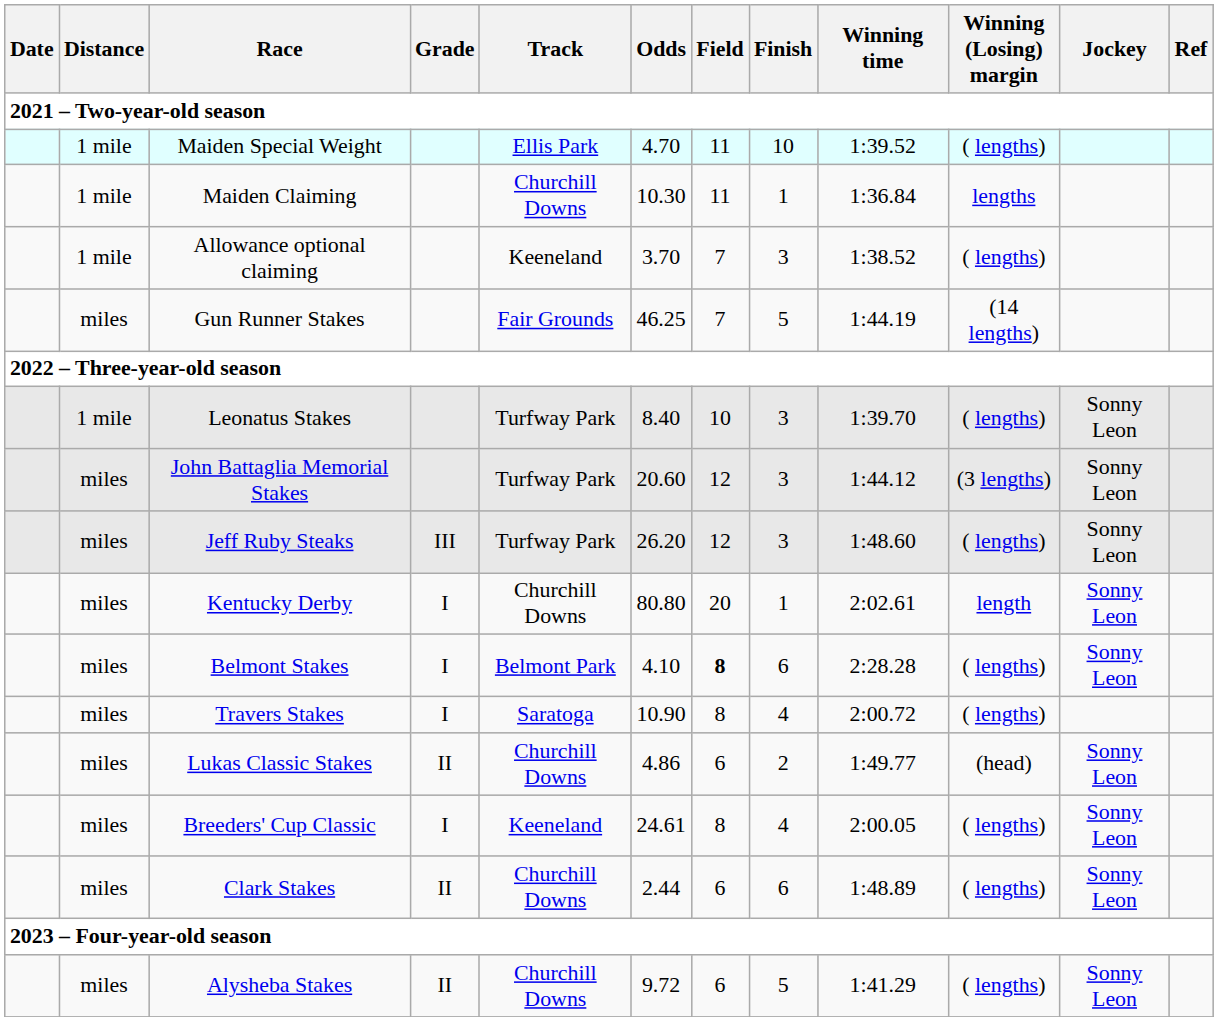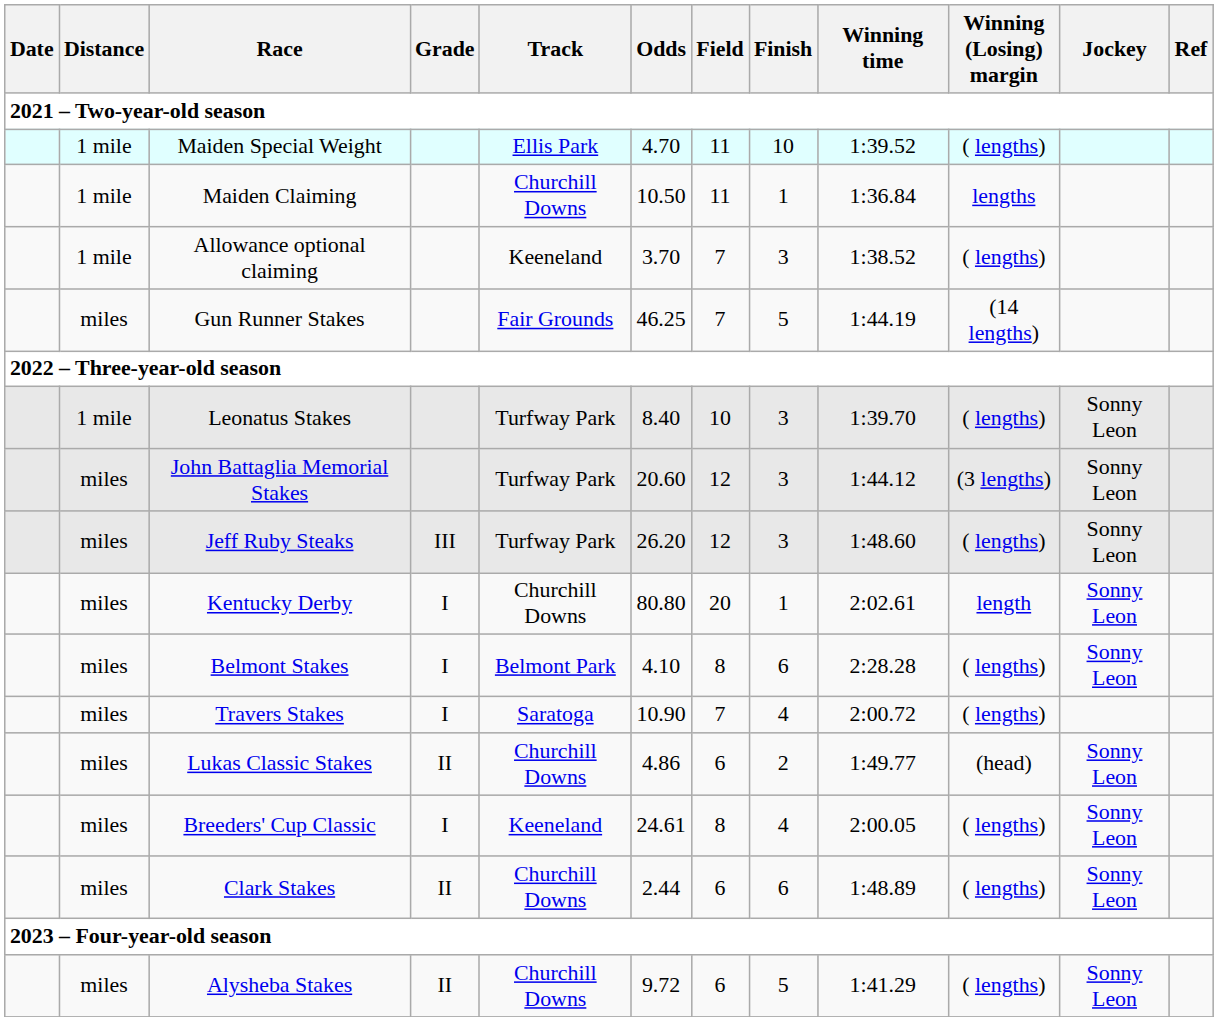(661, 195) 10.30 -> (661, 195) 10.50
(720, 665) bold -> (720, 665) normal
(720, 714) 8 -> (720, 714) 7
